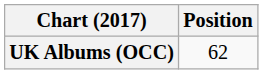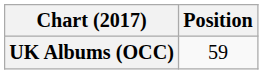(218, 52) 62 -> (218, 52) 59
